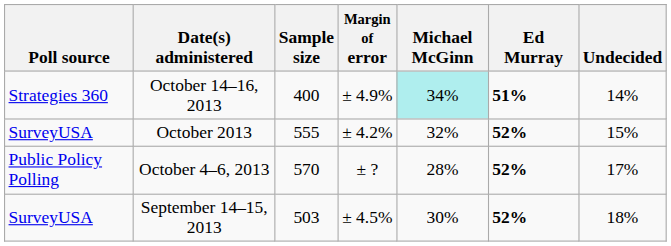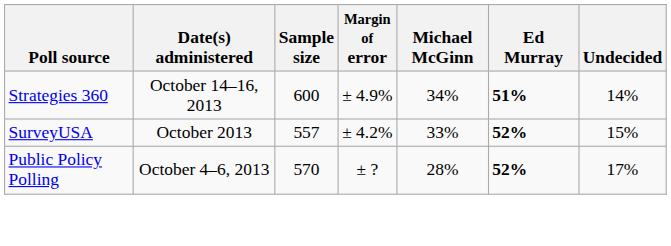(306, 95) 400 -> (306, 95) 600
(442, 95) paleturquoise background -> (442, 95) no background
(306, 132) 555 -> (306, 132) 557
(442, 132) 32% -> (442, 132) 33%
- row: (204, 217)
